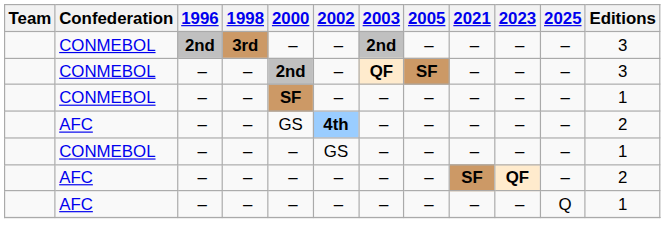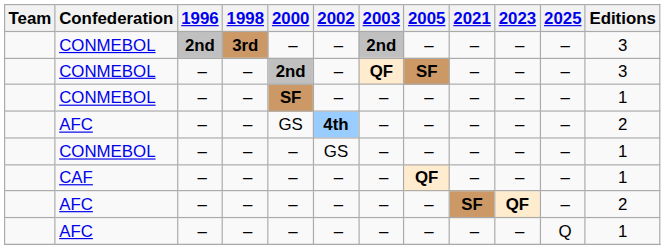+ row: (76, 178)
